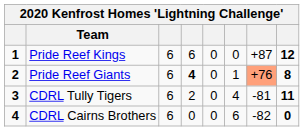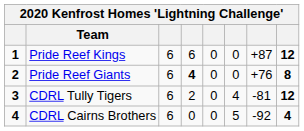(236, 75) 1 -> (236, 75) 0
(262, 75) lightsalmon background -> (262, 75) no background
(287, 95) 11 -> (287, 95) 12
(236, 116) 6 -> (236, 116) 5
(262, 116) -82 -> (262, 116) -92
(288, 116) 0 -> (288, 116) 4
